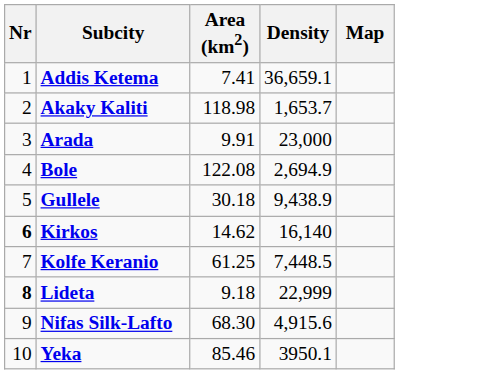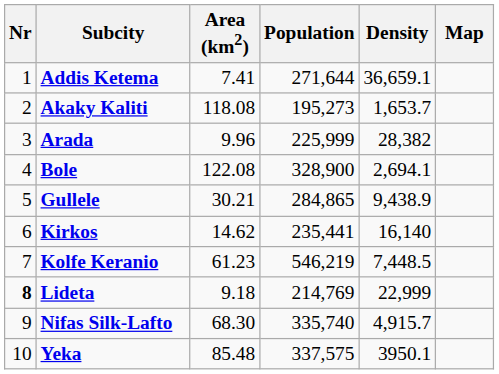+ column: (309, 33)
(229, 108) 118.98 -> (229, 108) 118.08
(238, 138) 9.91 -> (238, 138) 9.96
(305, 138) 23,000 -> (405, 138) 28,382
(303, 169) 2,694.9 -> (402, 169) 2,694.1
(233, 200) 30.18 -> (233, 200) 30.21
(27, 231) bold -> (27, 231) normal
(233, 261) 61.25 -> (233, 261) 61.23
(303, 323) 4,915.6 -> (402, 323) 4,915.7
(233, 353) 85.46 -> (233, 353) 85.48
